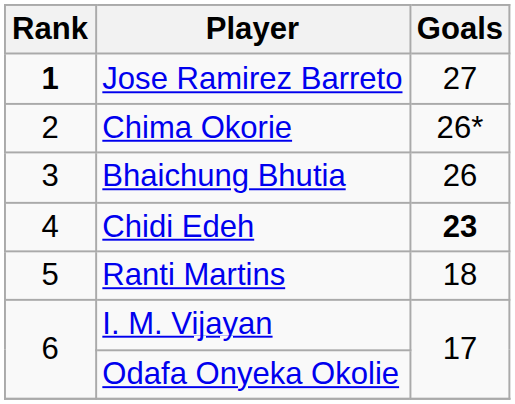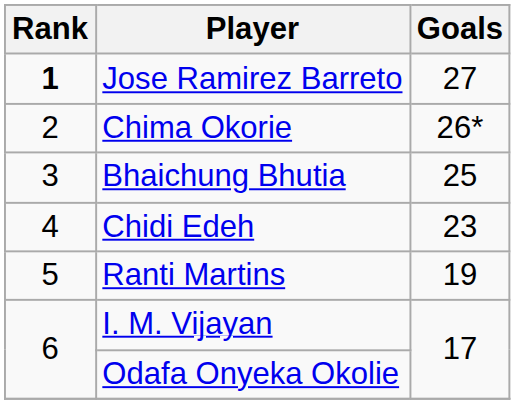(460, 176) 26 -> (460, 176) 25
(460, 226) bold -> (460, 226) normal
(460, 275) 18 -> (460, 275) 19
